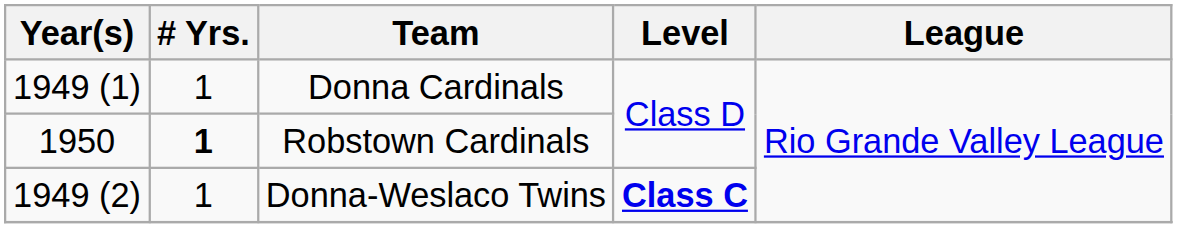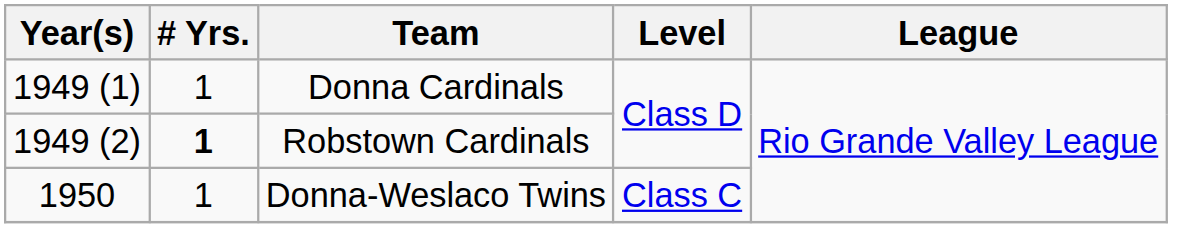(77, 141) 1950 -> (77, 141) 1949 (2)
(77, 196) 1949 (2) -> (77, 196) 1950
(685, 196) bold -> (682, 196) normal
